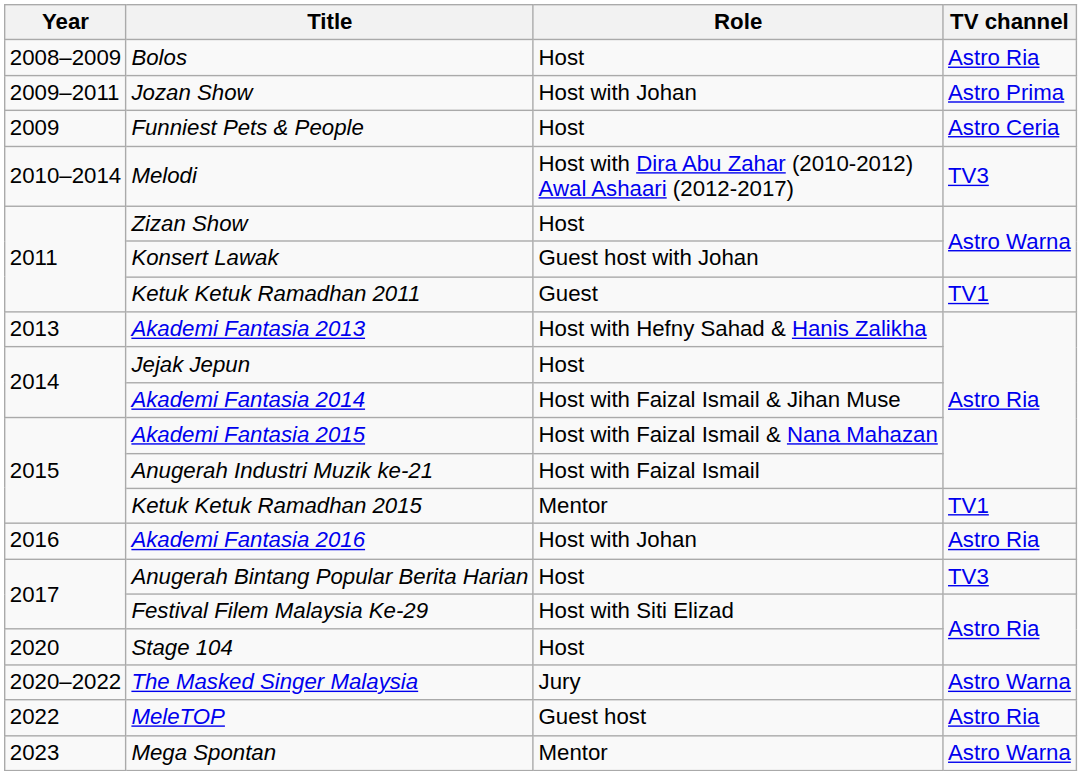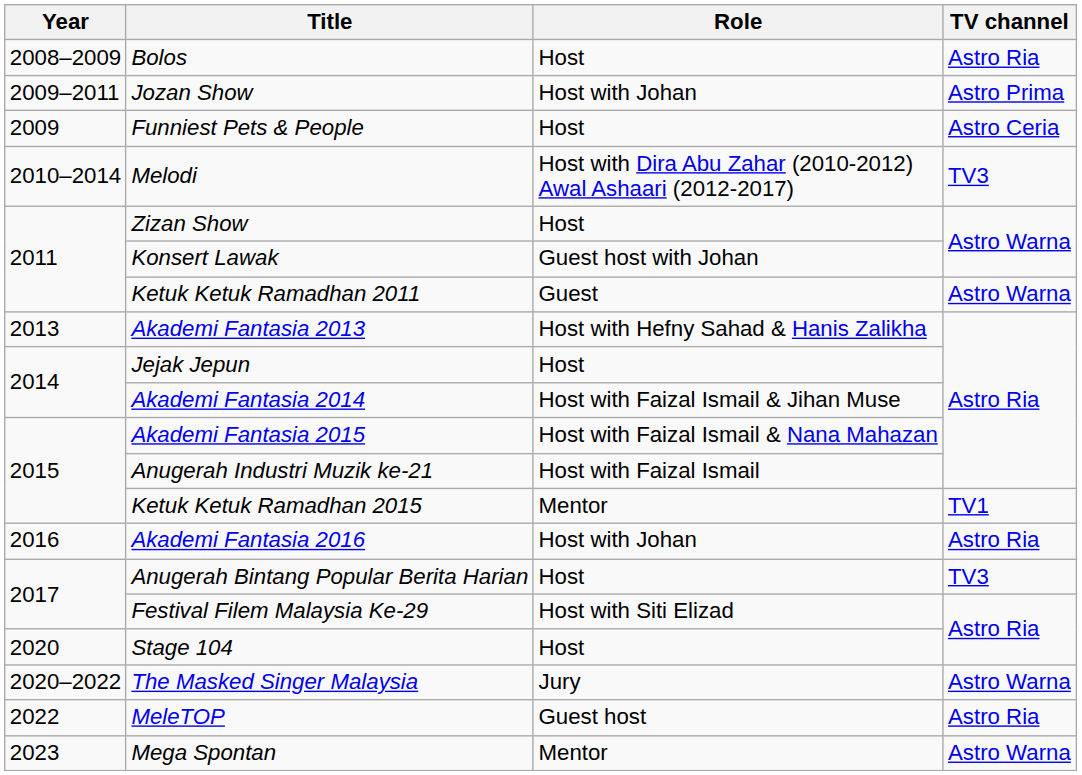(968, 294) TV1 -> (1009, 294) Astro Warna
